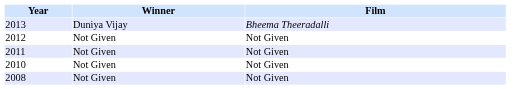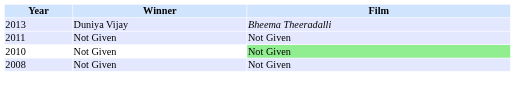- row: (16, 38)
(267, 64) no background -> (269, 51) lightgreen background
